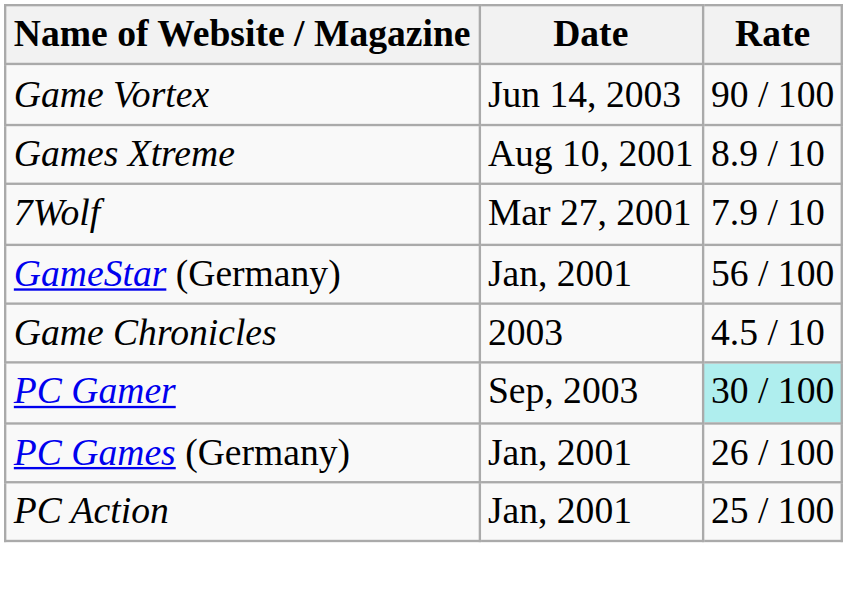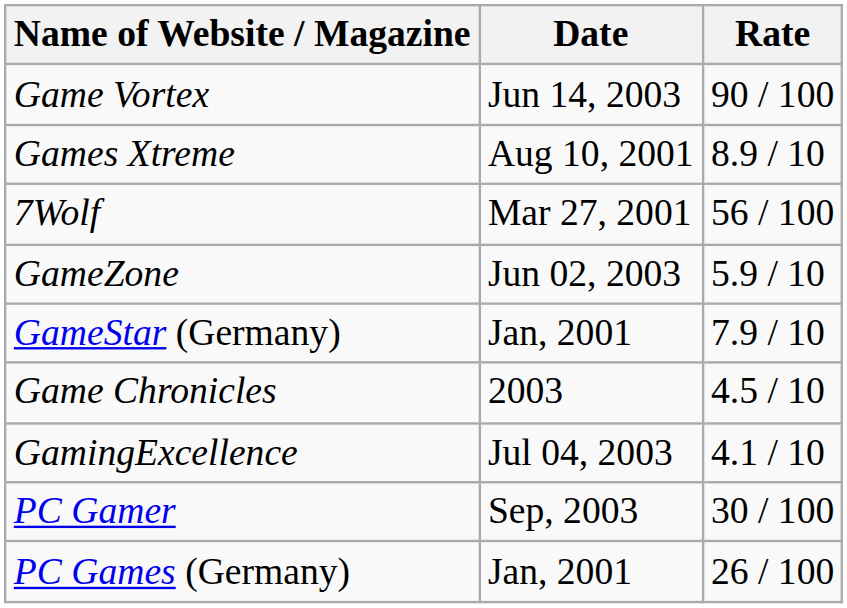(768, 213) 7.9 / 10 -> (773, 213) 56 / 100
+ row: (96, 272)
(773, 272) 56 / 100 -> (768, 332) 7.9 / 10
+ row: (156, 451)
(773, 392) paleturquoise background -> (773, 511) no background
- row: (91, 511)
